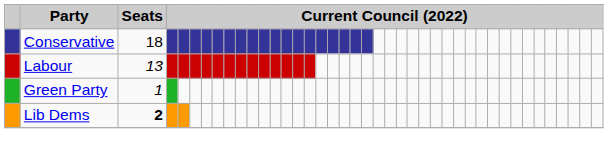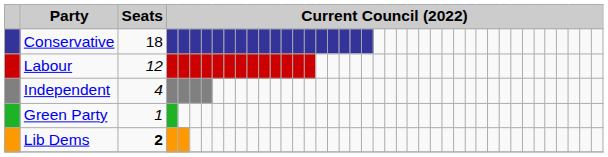(154, 66) 13 -> (154, 66) 12
+ row: (67, 90)
